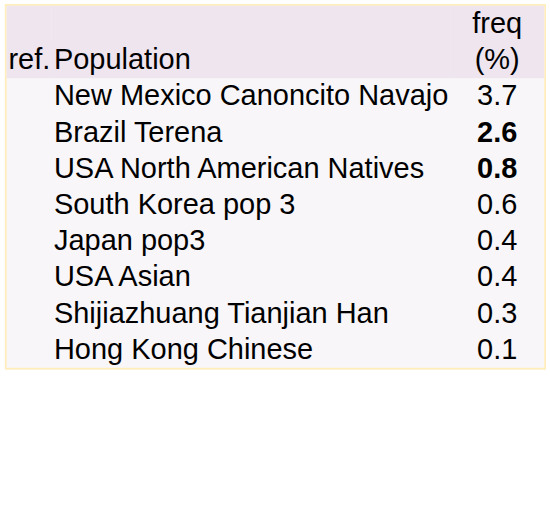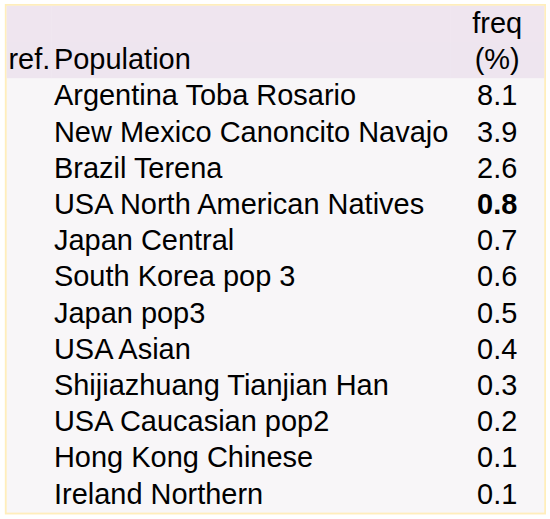+ row: (205, 95)
(497, 95) 3.7 -> (497, 132) 3.9
(497, 132) bold -> (497, 168) normal
+ row: (144, 240)
(497, 240) 0.4 -> (497, 313) 0.5
+ row: (192, 421)
+ row: (159, 494)
